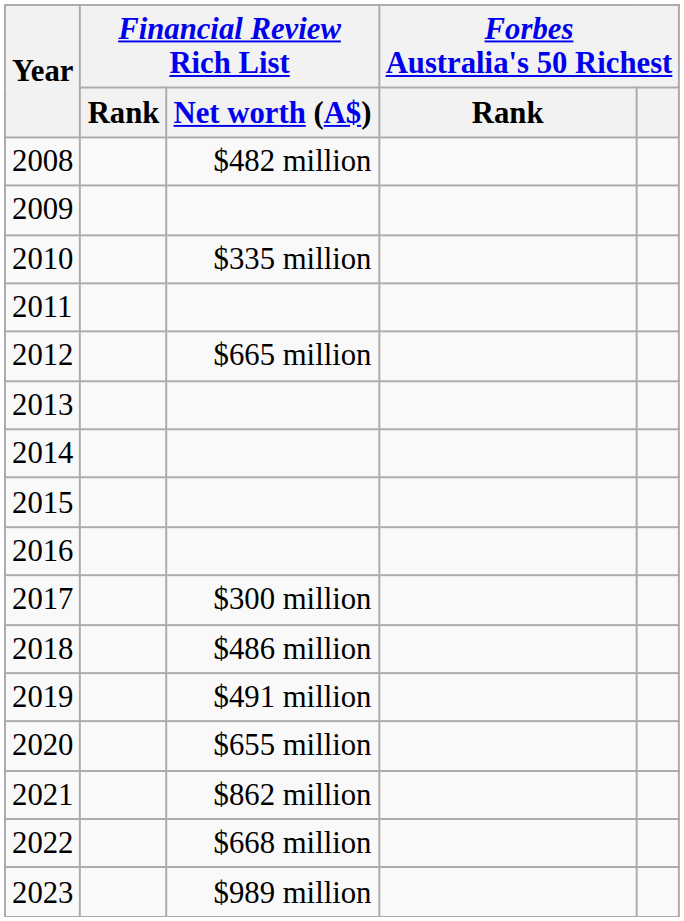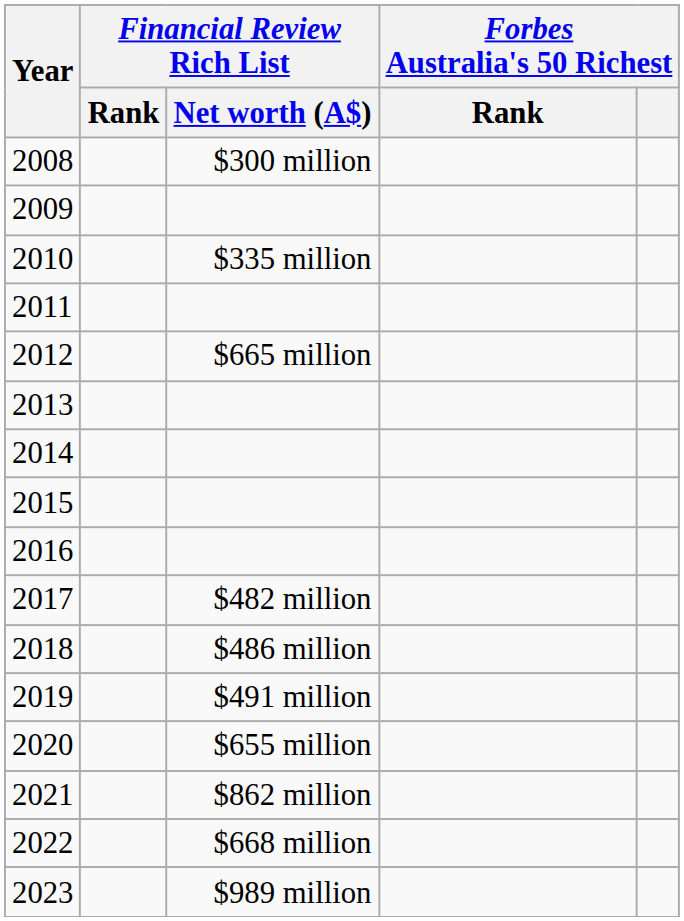(293, 160) $482 million -> (293, 160) $300 million
(293, 599) $300 million -> (293, 599) $482 million
